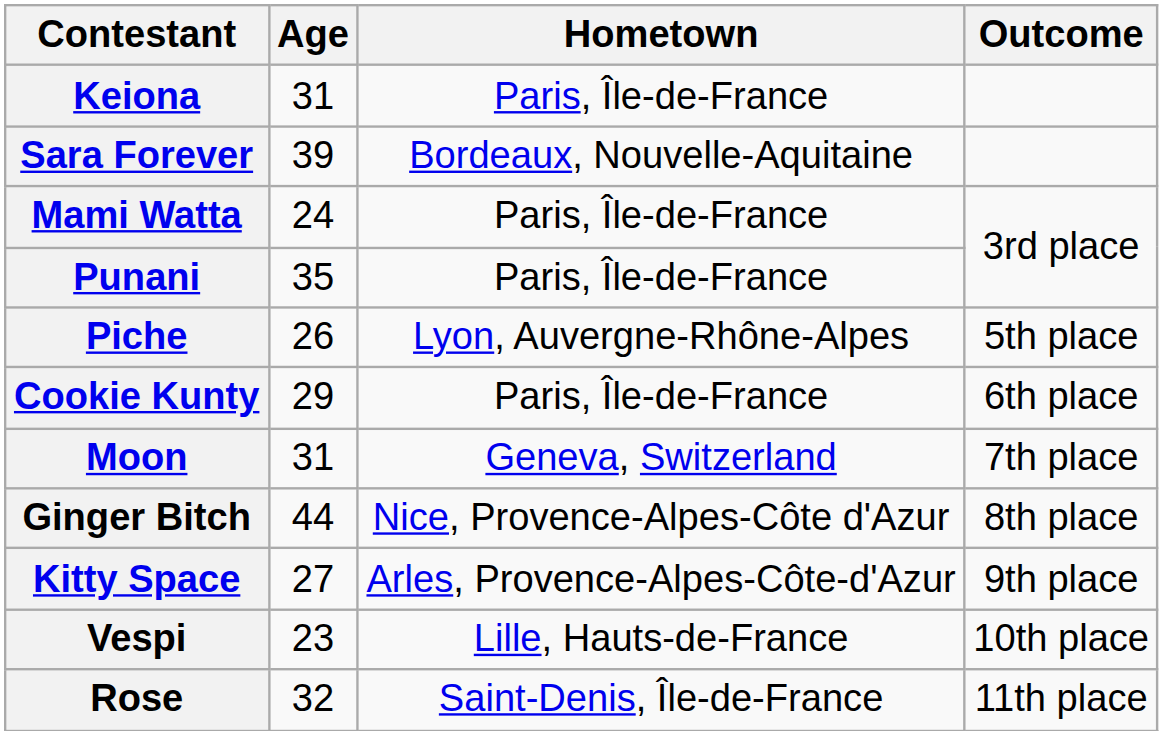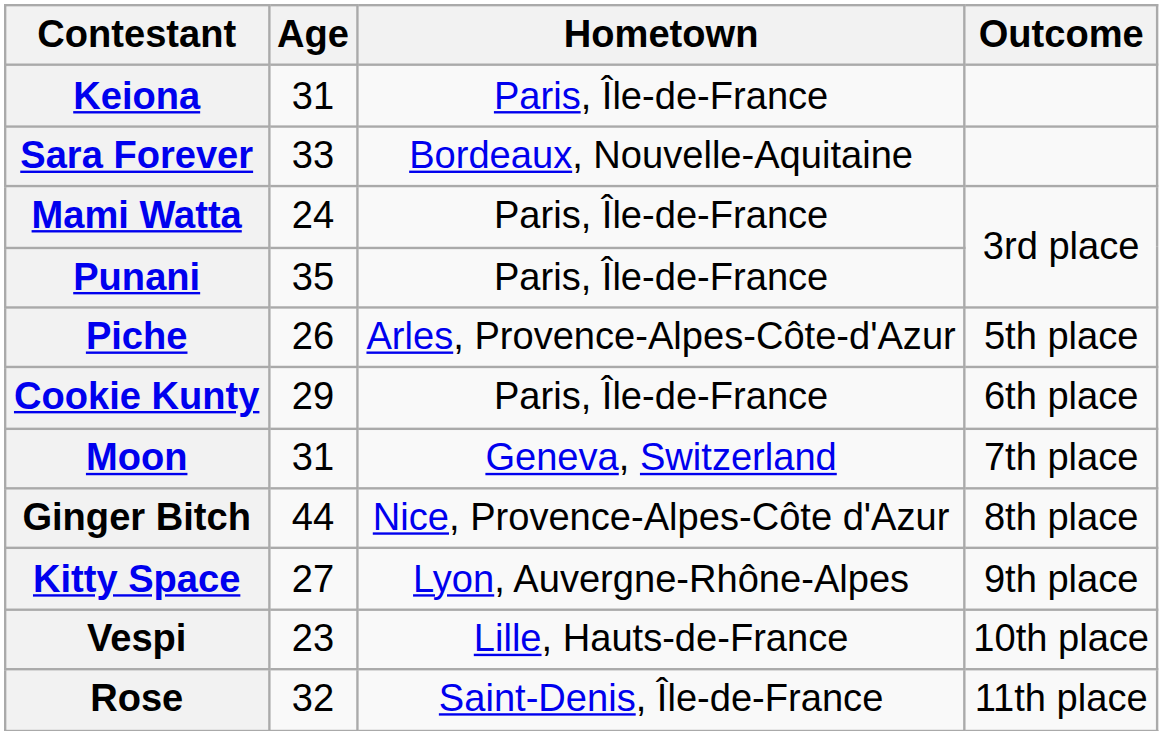(313, 155) 39 -> (313, 155) 33
(661, 336) Lyon, Auvergne-Rhône-Alpes -> (661, 336) Arles, Provence-Alpes-Côte-d'Azur
(661, 578) Arles, Provence-Alpes-Côte-d'Azur -> (661, 578) Lyon, Auvergne-Rhône-Alpes
